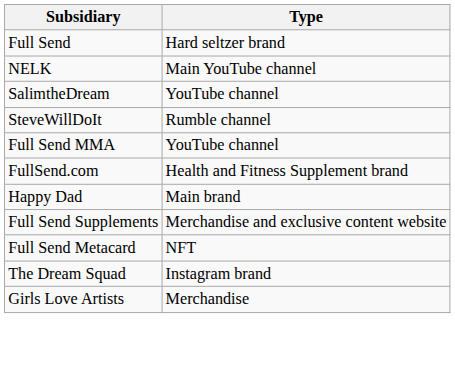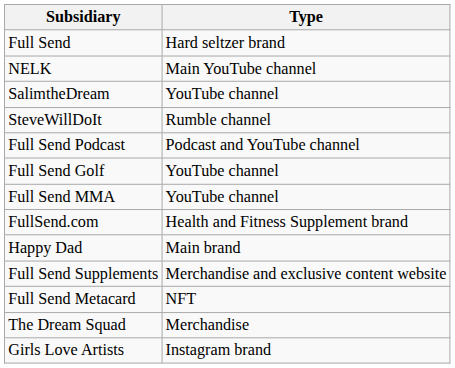+ row: (67, 145)
+ row: (56, 171)
(218, 273) Instagram brand -> (207, 324) Merchandise
(207, 299) Merchandise -> (218, 350) Instagram brand
